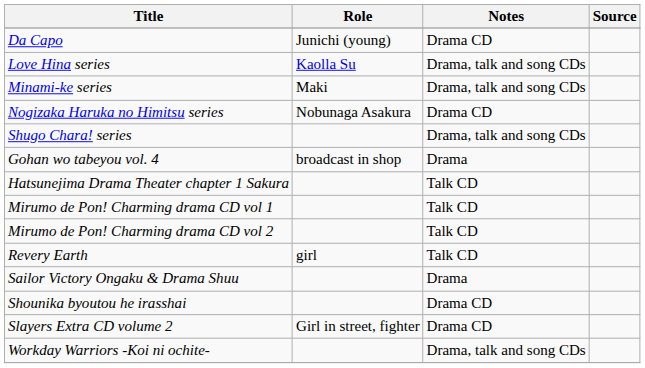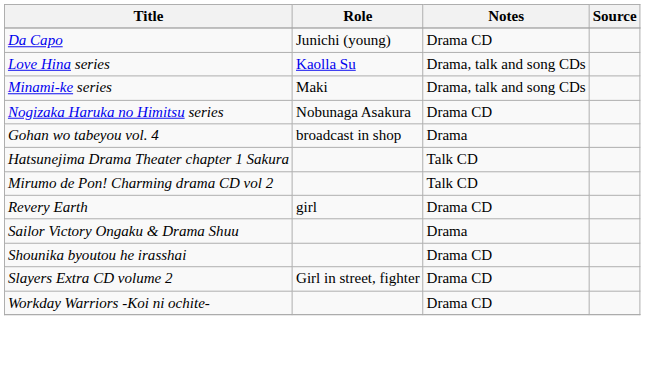- row: (70, 135)
- row: (141, 207)
(452, 254) Talk CD -> (459, 207) Drama CD
(506, 350) Drama, talk and song CDs -> (459, 302) Drama CD
